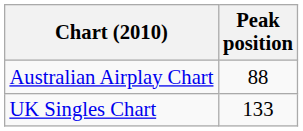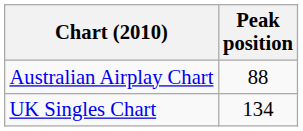(258, 109) 133 -> (258, 109) 134
